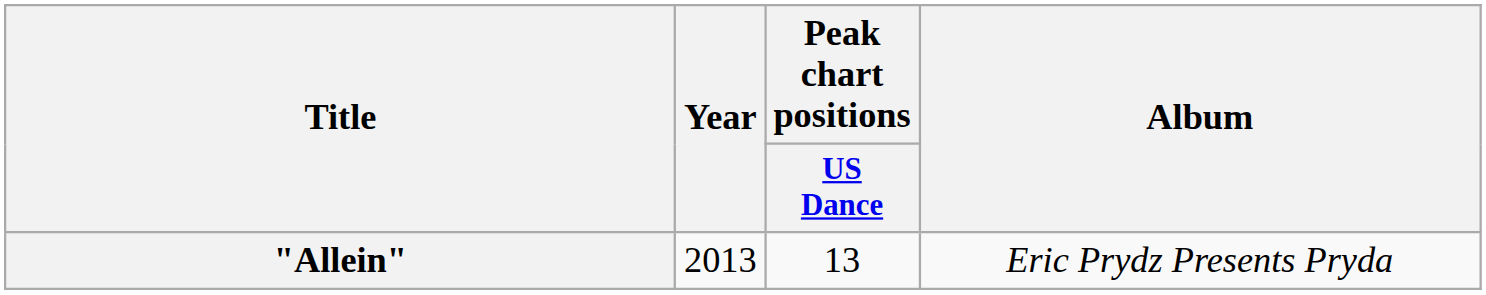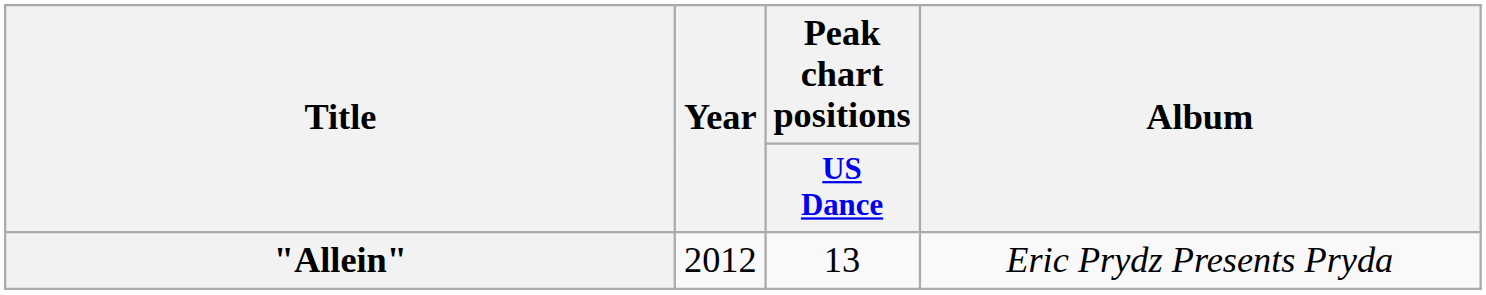(720, 259) 2013 -> (720, 259) 2012
